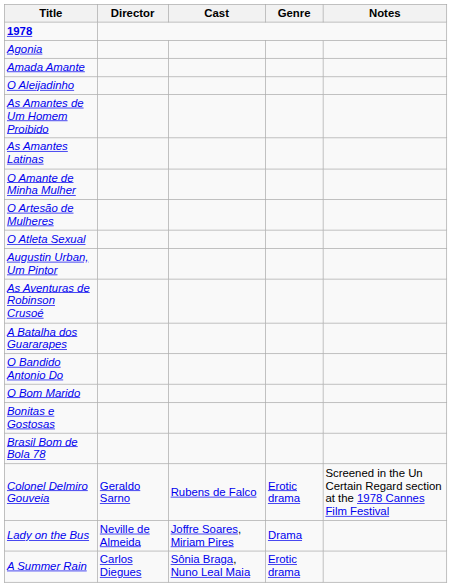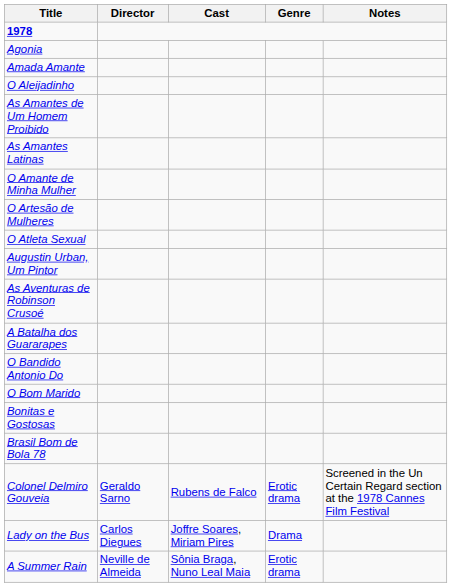(125, 535) Neville de Almeida -> (121, 535) Carlos Diegues
(121, 566) Carlos Diegues -> (125, 566) Neville de Almeida
